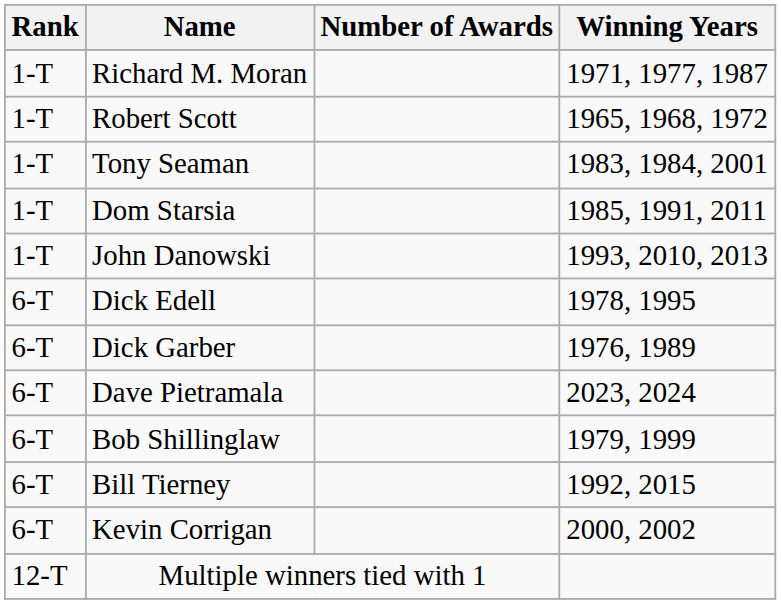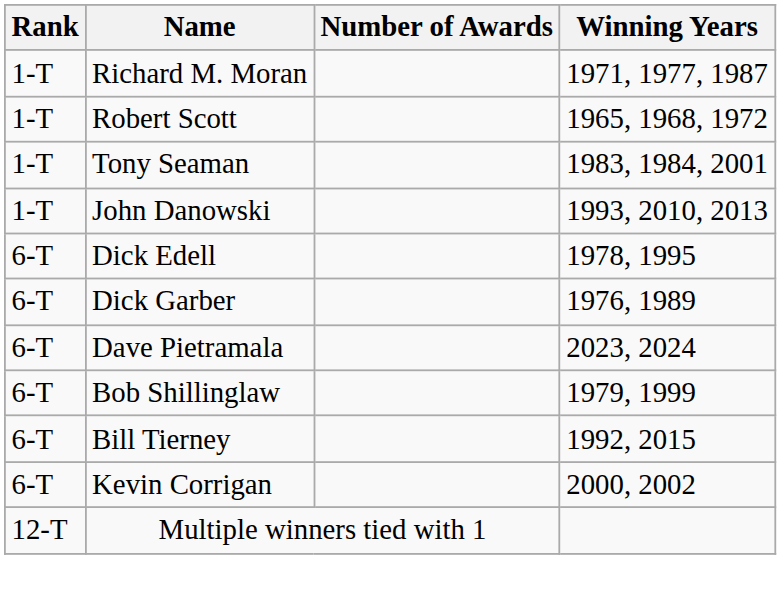- row: (164, 210)
